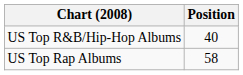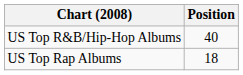(211, 59) 58 -> (211, 59) 18
